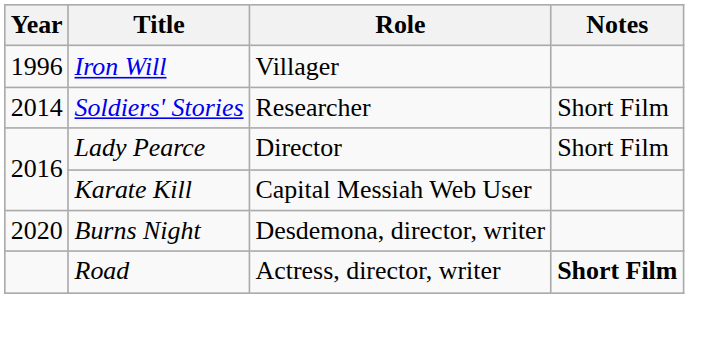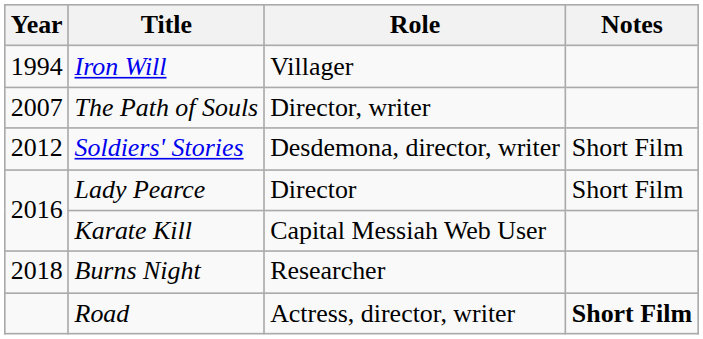(37, 66) 1996 -> (37, 66) 1994
+ row: (166, 107)
(37, 107) 2014 -> (37, 148) 2012
(313, 107) Researcher -> (415, 148) Desdemona, director, writer
(37, 230) 2020 -> (37, 271) 2018
(400, 230) Desdemona, director, writer -> (328, 271) Researcher
